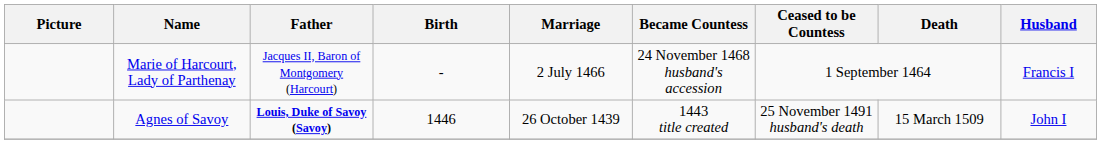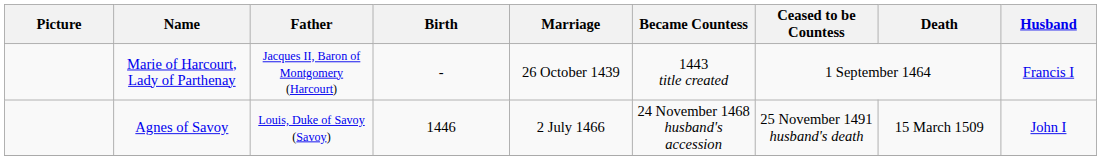(571, 71) 2 July 1466 -> (571, 71) 26 October 1439
(694, 71) 24 November 1468 husband's accession -> (694, 71) 1443 title created
(312, 119) bold -> (312, 128) normal
(571, 119) 26 October 1439 -> (571, 127) 2 July 1466
(694, 119) 1443 title created -> (694, 127) 24 November 1468 husband's accession
